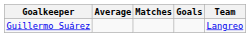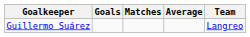columns swapped: (189, 11) <-> (113, 11)
